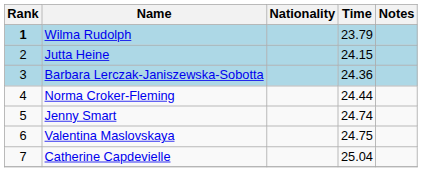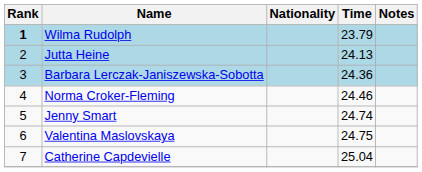(357, 55) 24.15 -> (357, 55) 24.13
(357, 95) 24.44 -> (357, 95) 24.46
